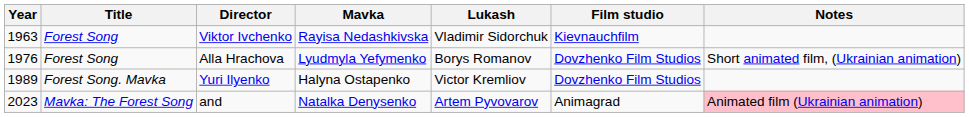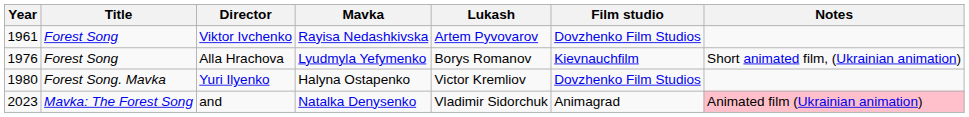(23, 36) 1963 -> (23, 36) 1961
(491, 36) Vladimir Sidorchuk -> (486, 36) Artem Pyvovarov
(597, 36) Kievnauchfilm -> (628, 36) Dovzhenko Film Studios
(628, 58) Dovzhenko Film Studios -> (597, 58) Kievnauchfilm
(23, 79) 1989 -> (23, 79) 1980
(486, 101) Artem Pyvovarov -> (491, 101) Vladimir Sidorchuk
